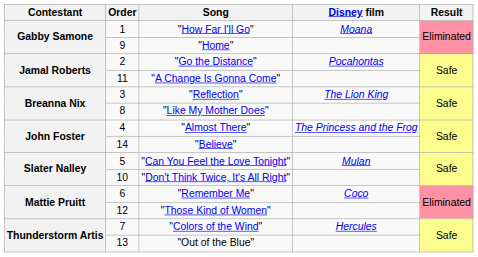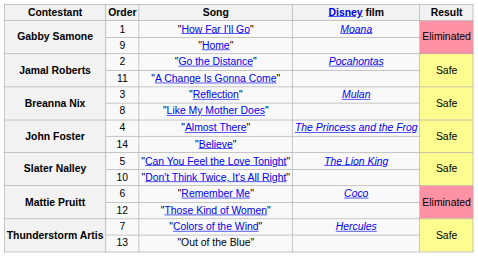(356, 95) The Lion King -> (356, 95) Mulan
(356, 161) Mulan -> (356, 161) The Lion King
